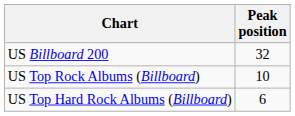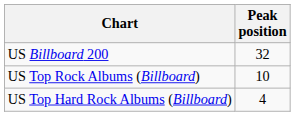(263, 99) 6 -> (263, 99) 4
